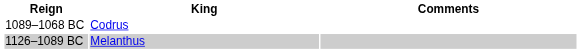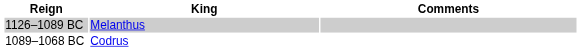rows swapped: (44, 41) <-> (45, 25)
